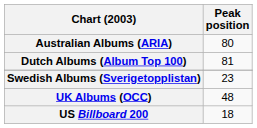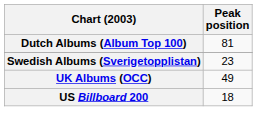- row: (104, 43)
(228, 97) 48 -> (228, 79) 49
